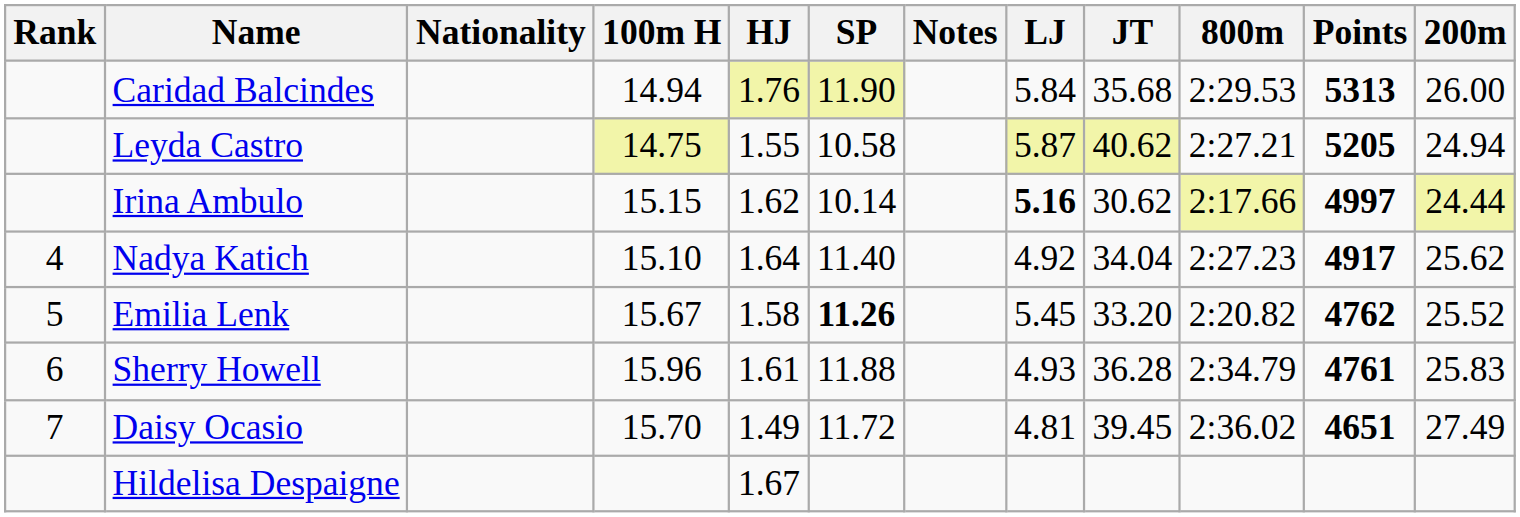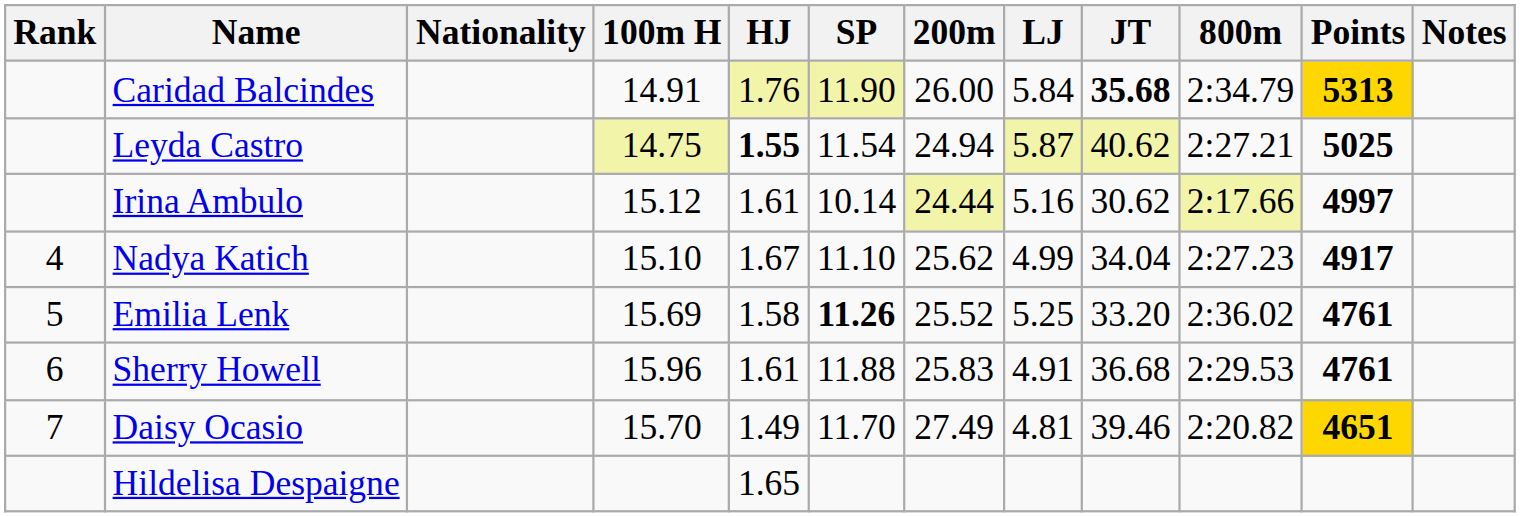columns swapped: (1465, 32) <-> (955, 32)
(662, 88) 14.94 -> (662, 88) 14.91
(1132, 88) normal -> (1130, 88) bold
(1243, 88) 2:29.53 -> (1241, 88) 2:34.79
(1360, 88) no background -> (1358, 88) gold background
(769, 145) normal -> (769, 145) bold
(856, 145) 10.58 -> (856, 145) 11.54
(1360, 145) 5205 -> (1358, 145) 5025
(662, 201) 15.15 -> (662, 201) 15.12
(769, 201) 1.62 -> (769, 201) 1.61
(1045, 201) bold -> (1043, 201) normal
(769, 257) 1.64 -> (769, 257) 1.67
(856, 257) 11.40 -> (856, 257) 11.10
(1045, 257) 4.92 -> (1043, 257) 4.99
(662, 314) 15.67 -> (662, 314) 15.69
(1045, 314) 5.45 -> (1043, 314) 5.25
(1243, 314) 2:20.82 -> (1241, 314) 2:36.02
(1360, 314) 4762 -> (1358, 314) 4761
(1045, 370) 4.93 -> (1043, 370) 4.91
(1132, 370) 36.28 -> (1130, 370) 36.68
(1243, 370) 2:34.79 -> (1241, 370) 2:29.53
(856, 426) 11.72 -> (856, 426) 11.70
(1132, 426) 39.45 -> (1130, 426) 39.46
(1243, 426) 2:36.02 -> (1241, 426) 2:20.82
(1360, 426) no background -> (1358, 426) gold background
(769, 483) 1.67 -> (769, 483) 1.65
